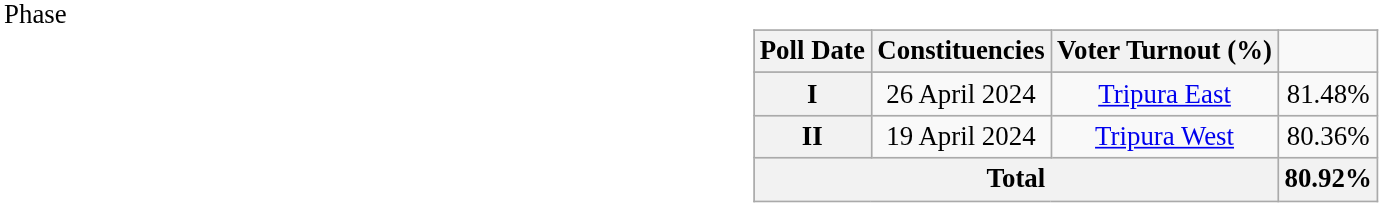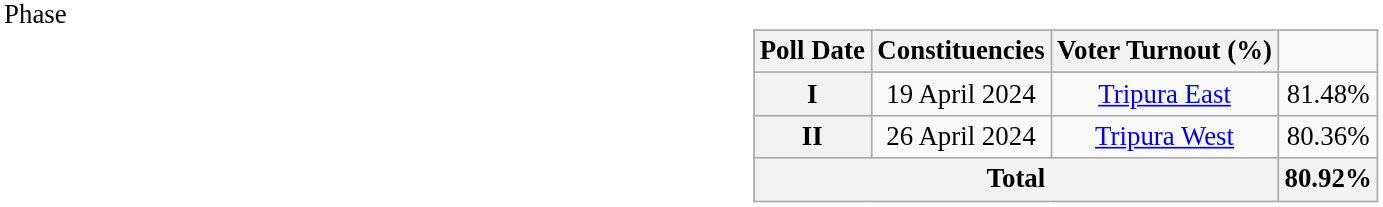(961, 93) 26 April 2024 -> (961, 93) 19 April 2024
(961, 136) 19 April 2024 -> (961, 136) 26 April 2024
